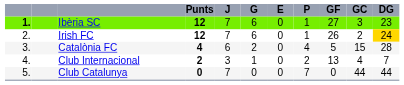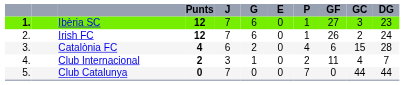(386, 35) gold background -> (386, 35) no background
(333, 48) 5 -> (333, 48) 6
(333, 60) 13 -> (333, 60) 11
